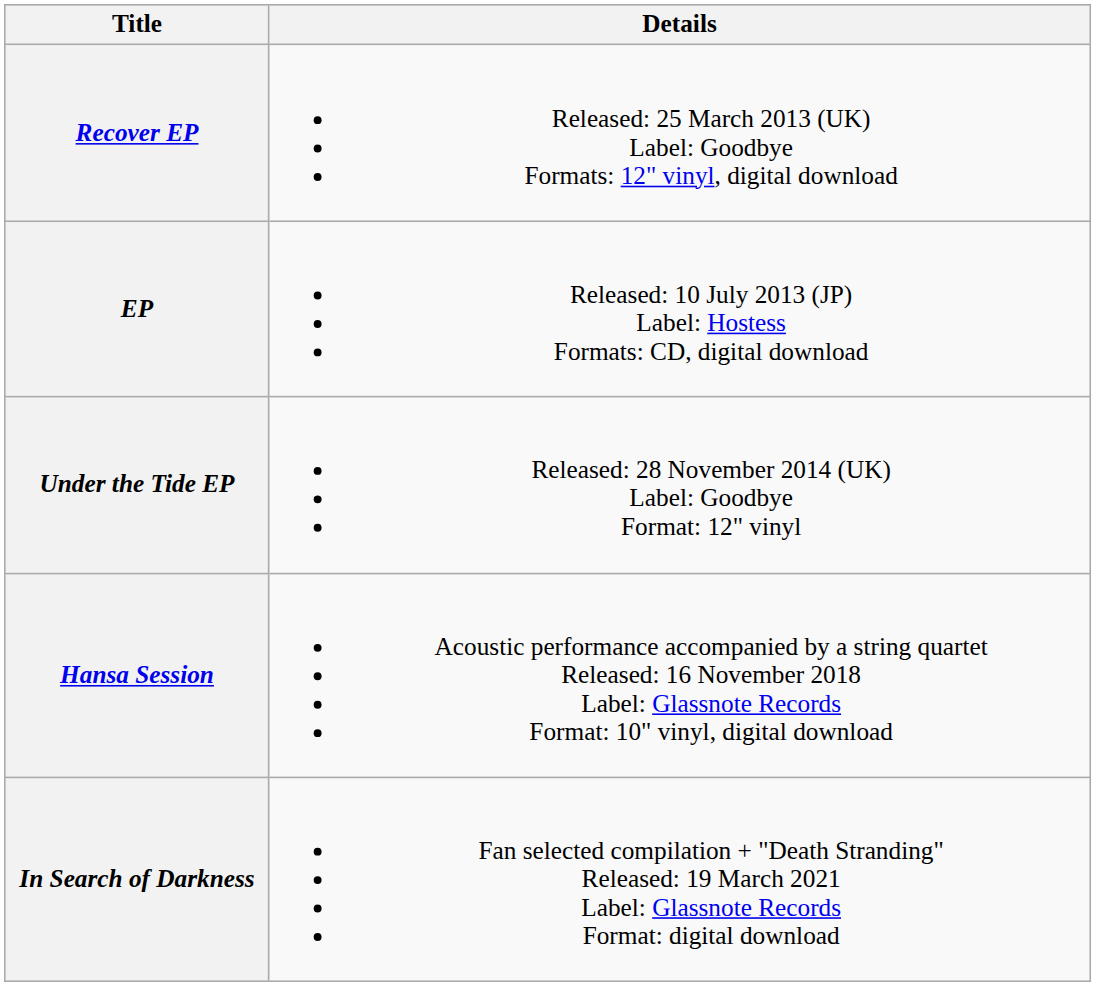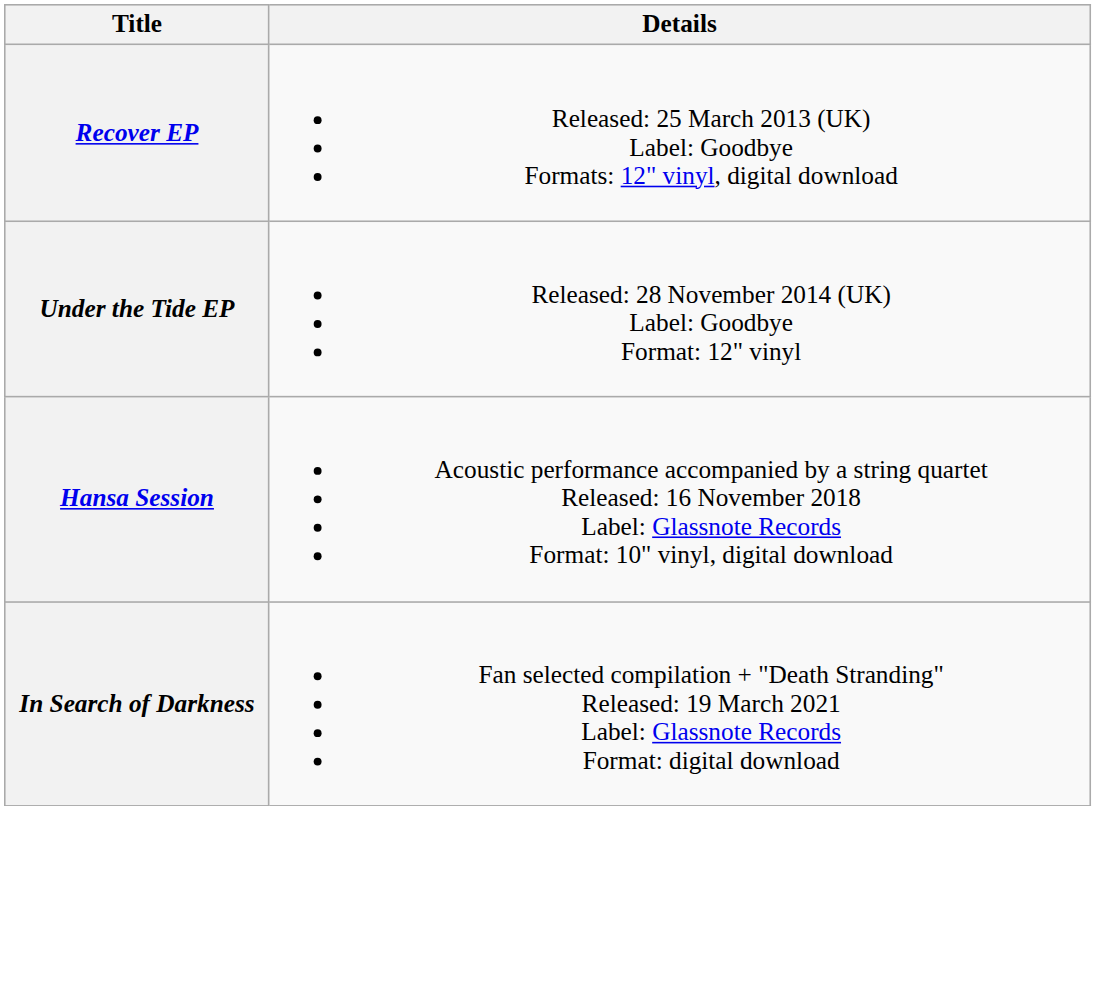- row: (137, 308)
